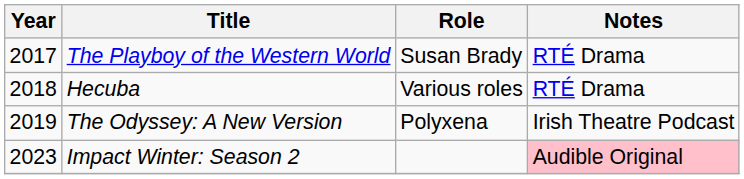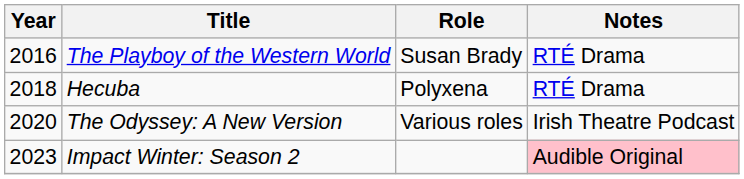(33, 55) 2017 -> (33, 55) 2016
(462, 88) Various roles -> (444, 88) Polyxena
(33, 122) 2019 -> (33, 122) 2020
(444, 122) Polyxena -> (462, 122) Various roles
